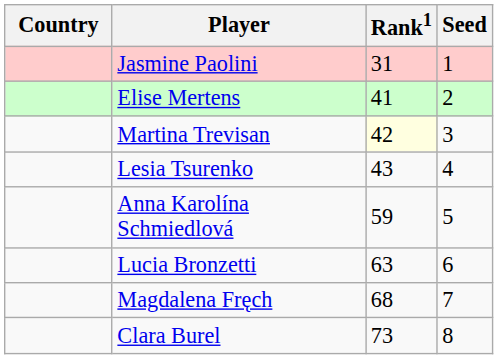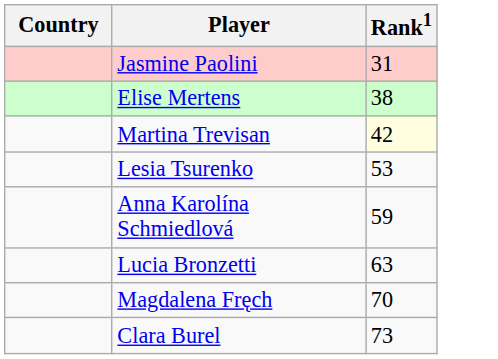- column: (465, 25)
(382, 98) 41 -> (382, 98) 38
(382, 169) 43 -> (382, 169) 53
(382, 300) 68 -> (382, 300) 70
